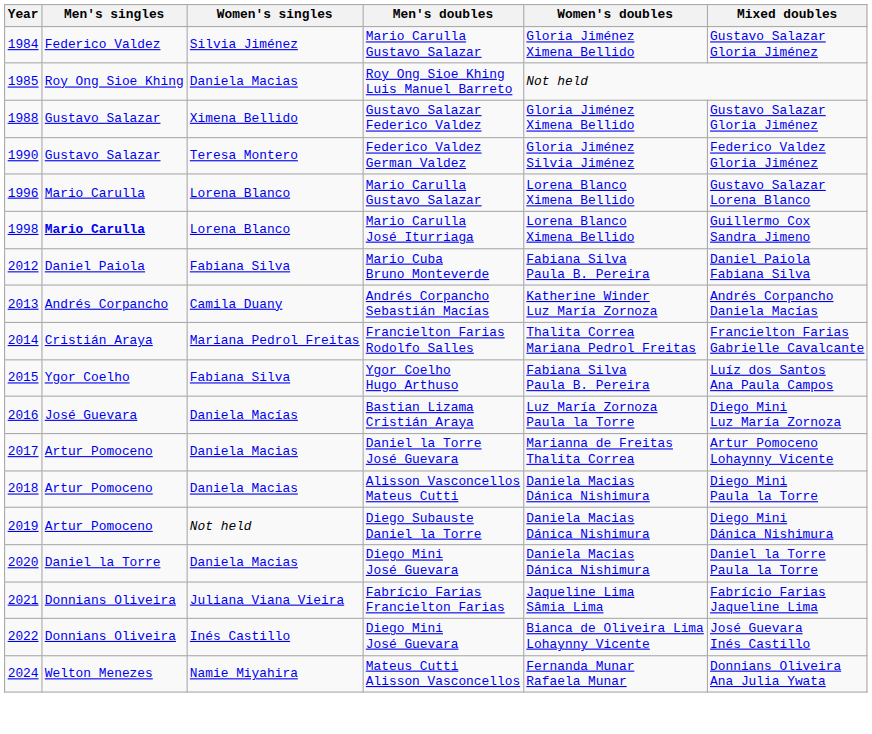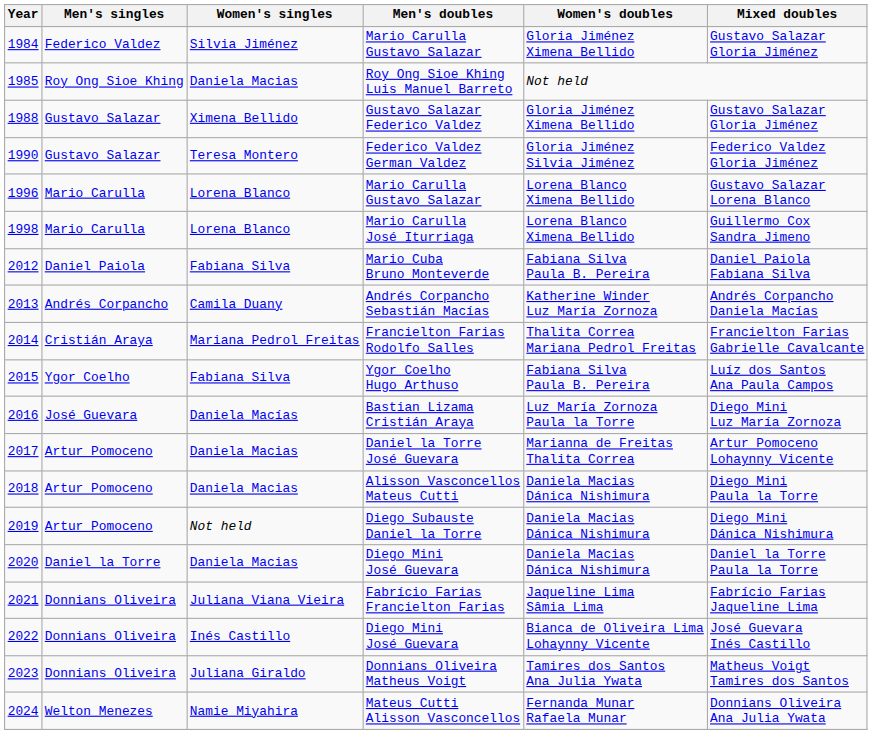(95, 229) bold -> (95, 229) normal
+ row: (23, 674)
